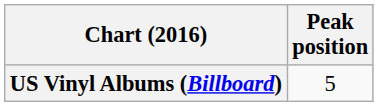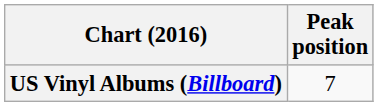(330, 82) 5 -> (330, 82) 7
